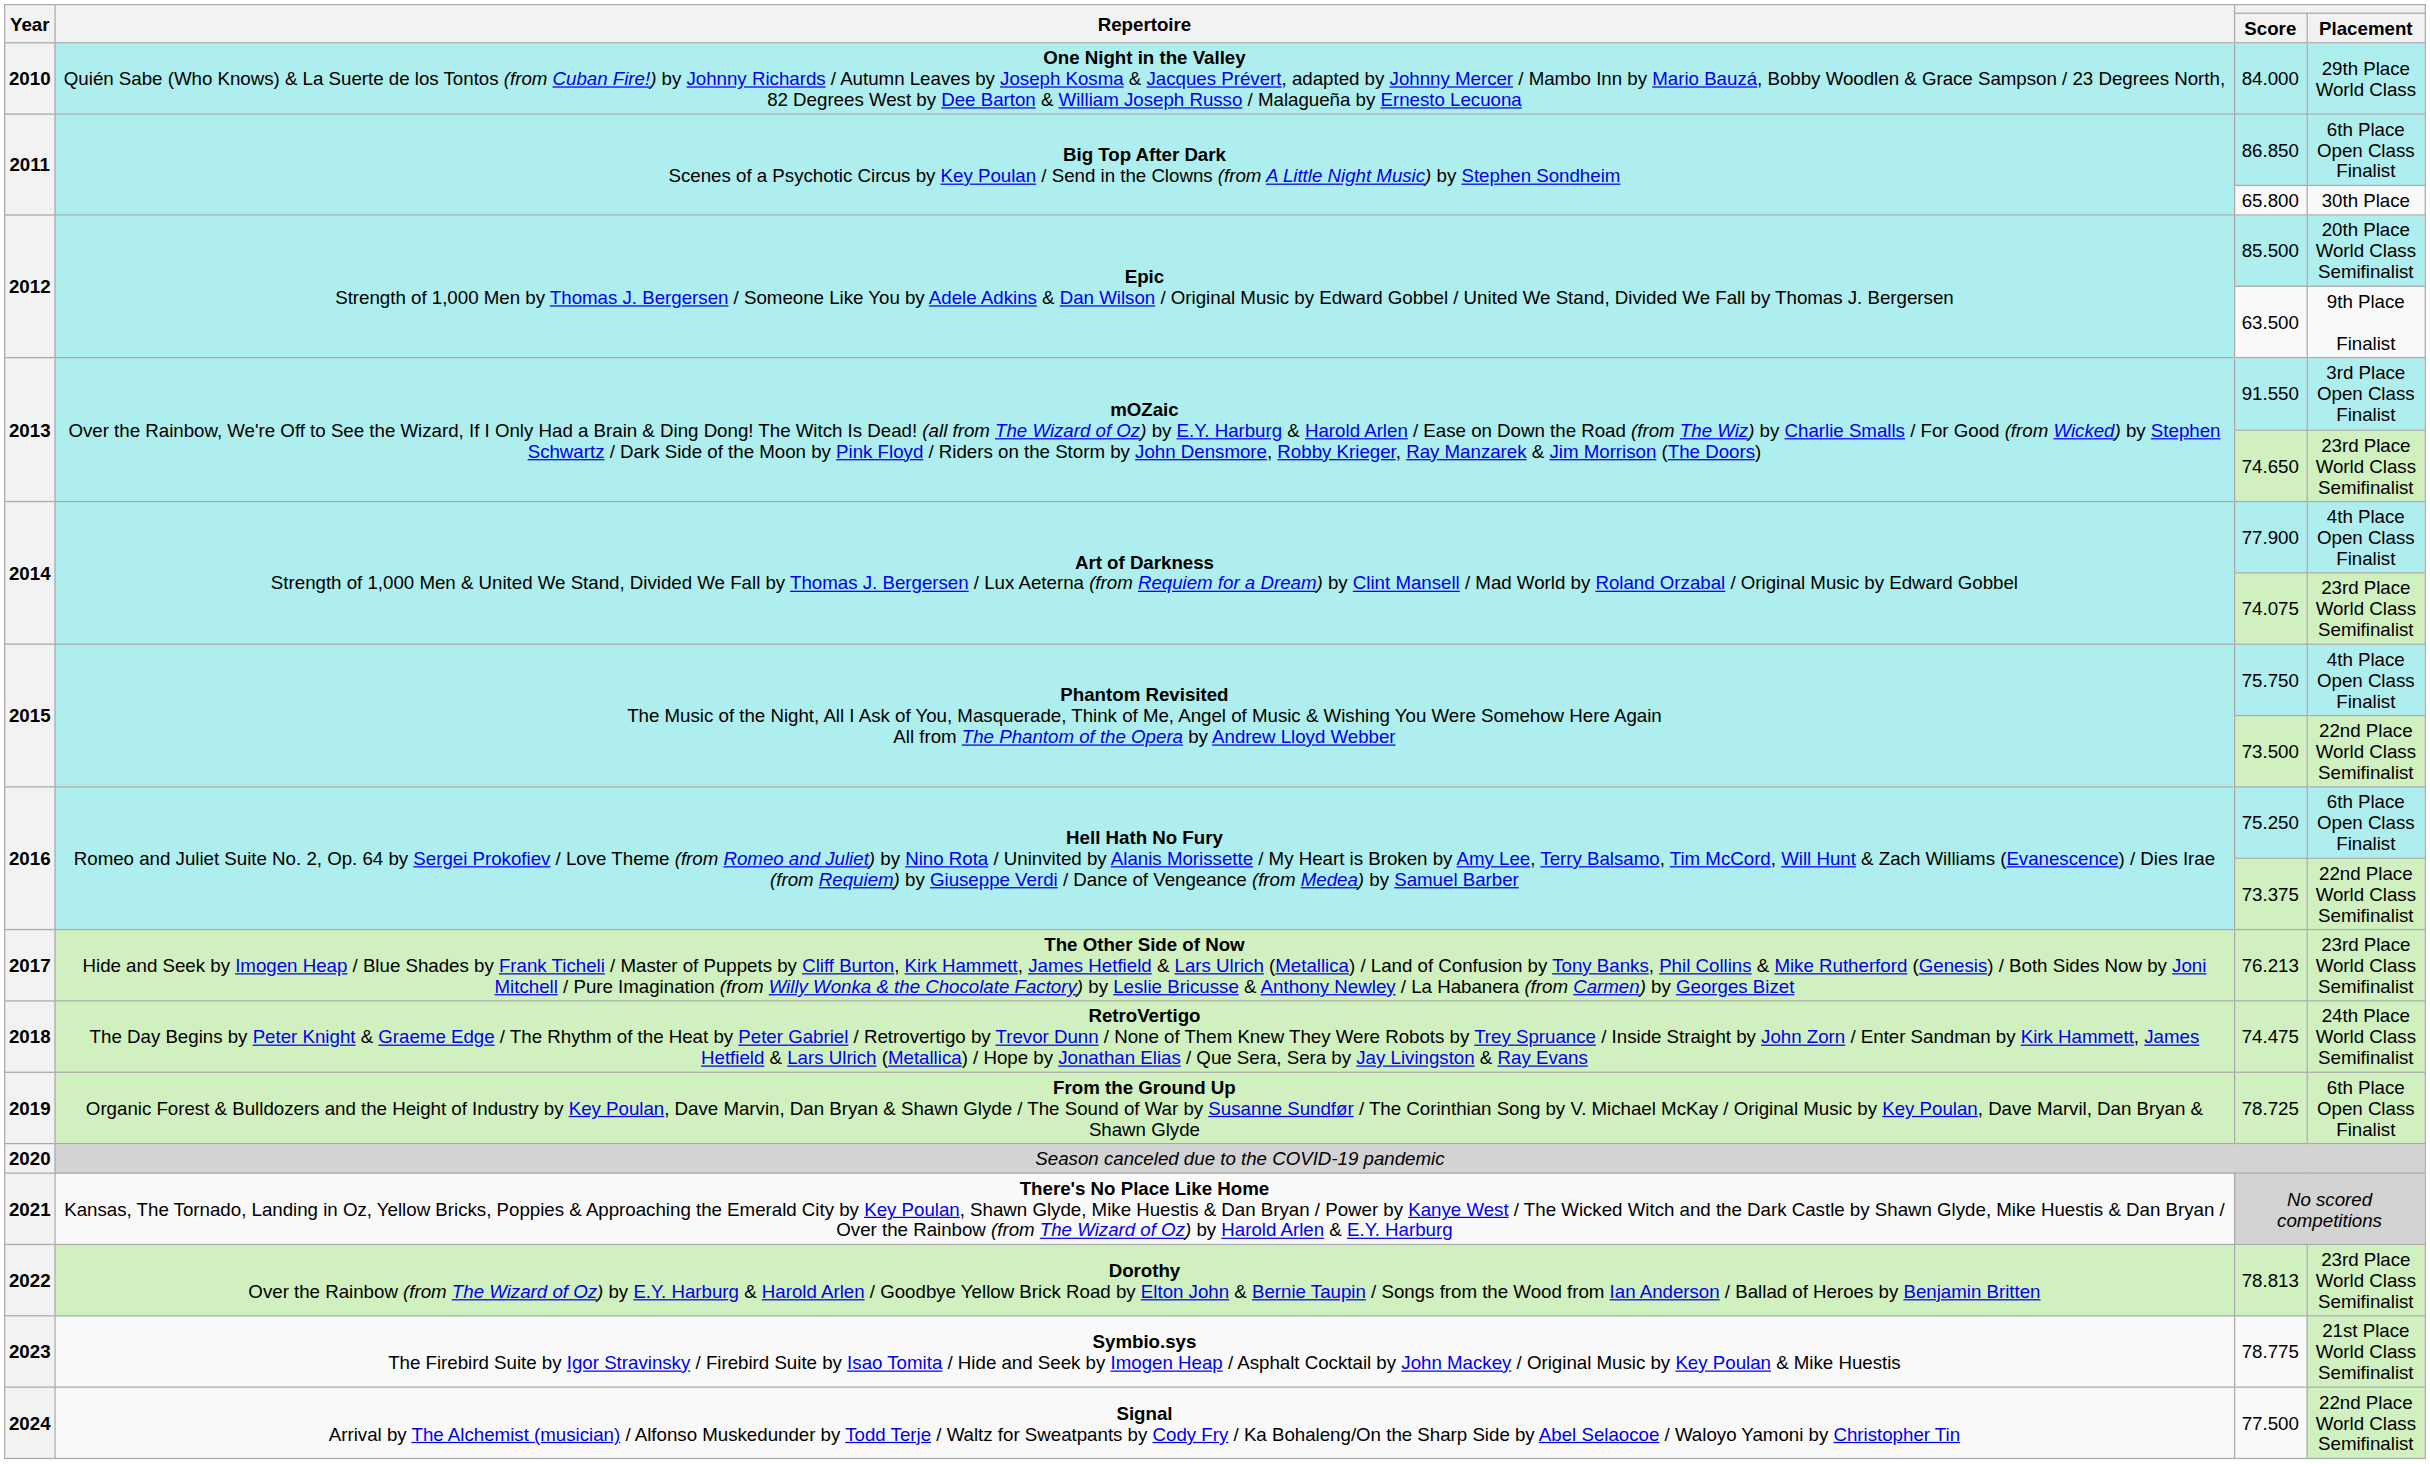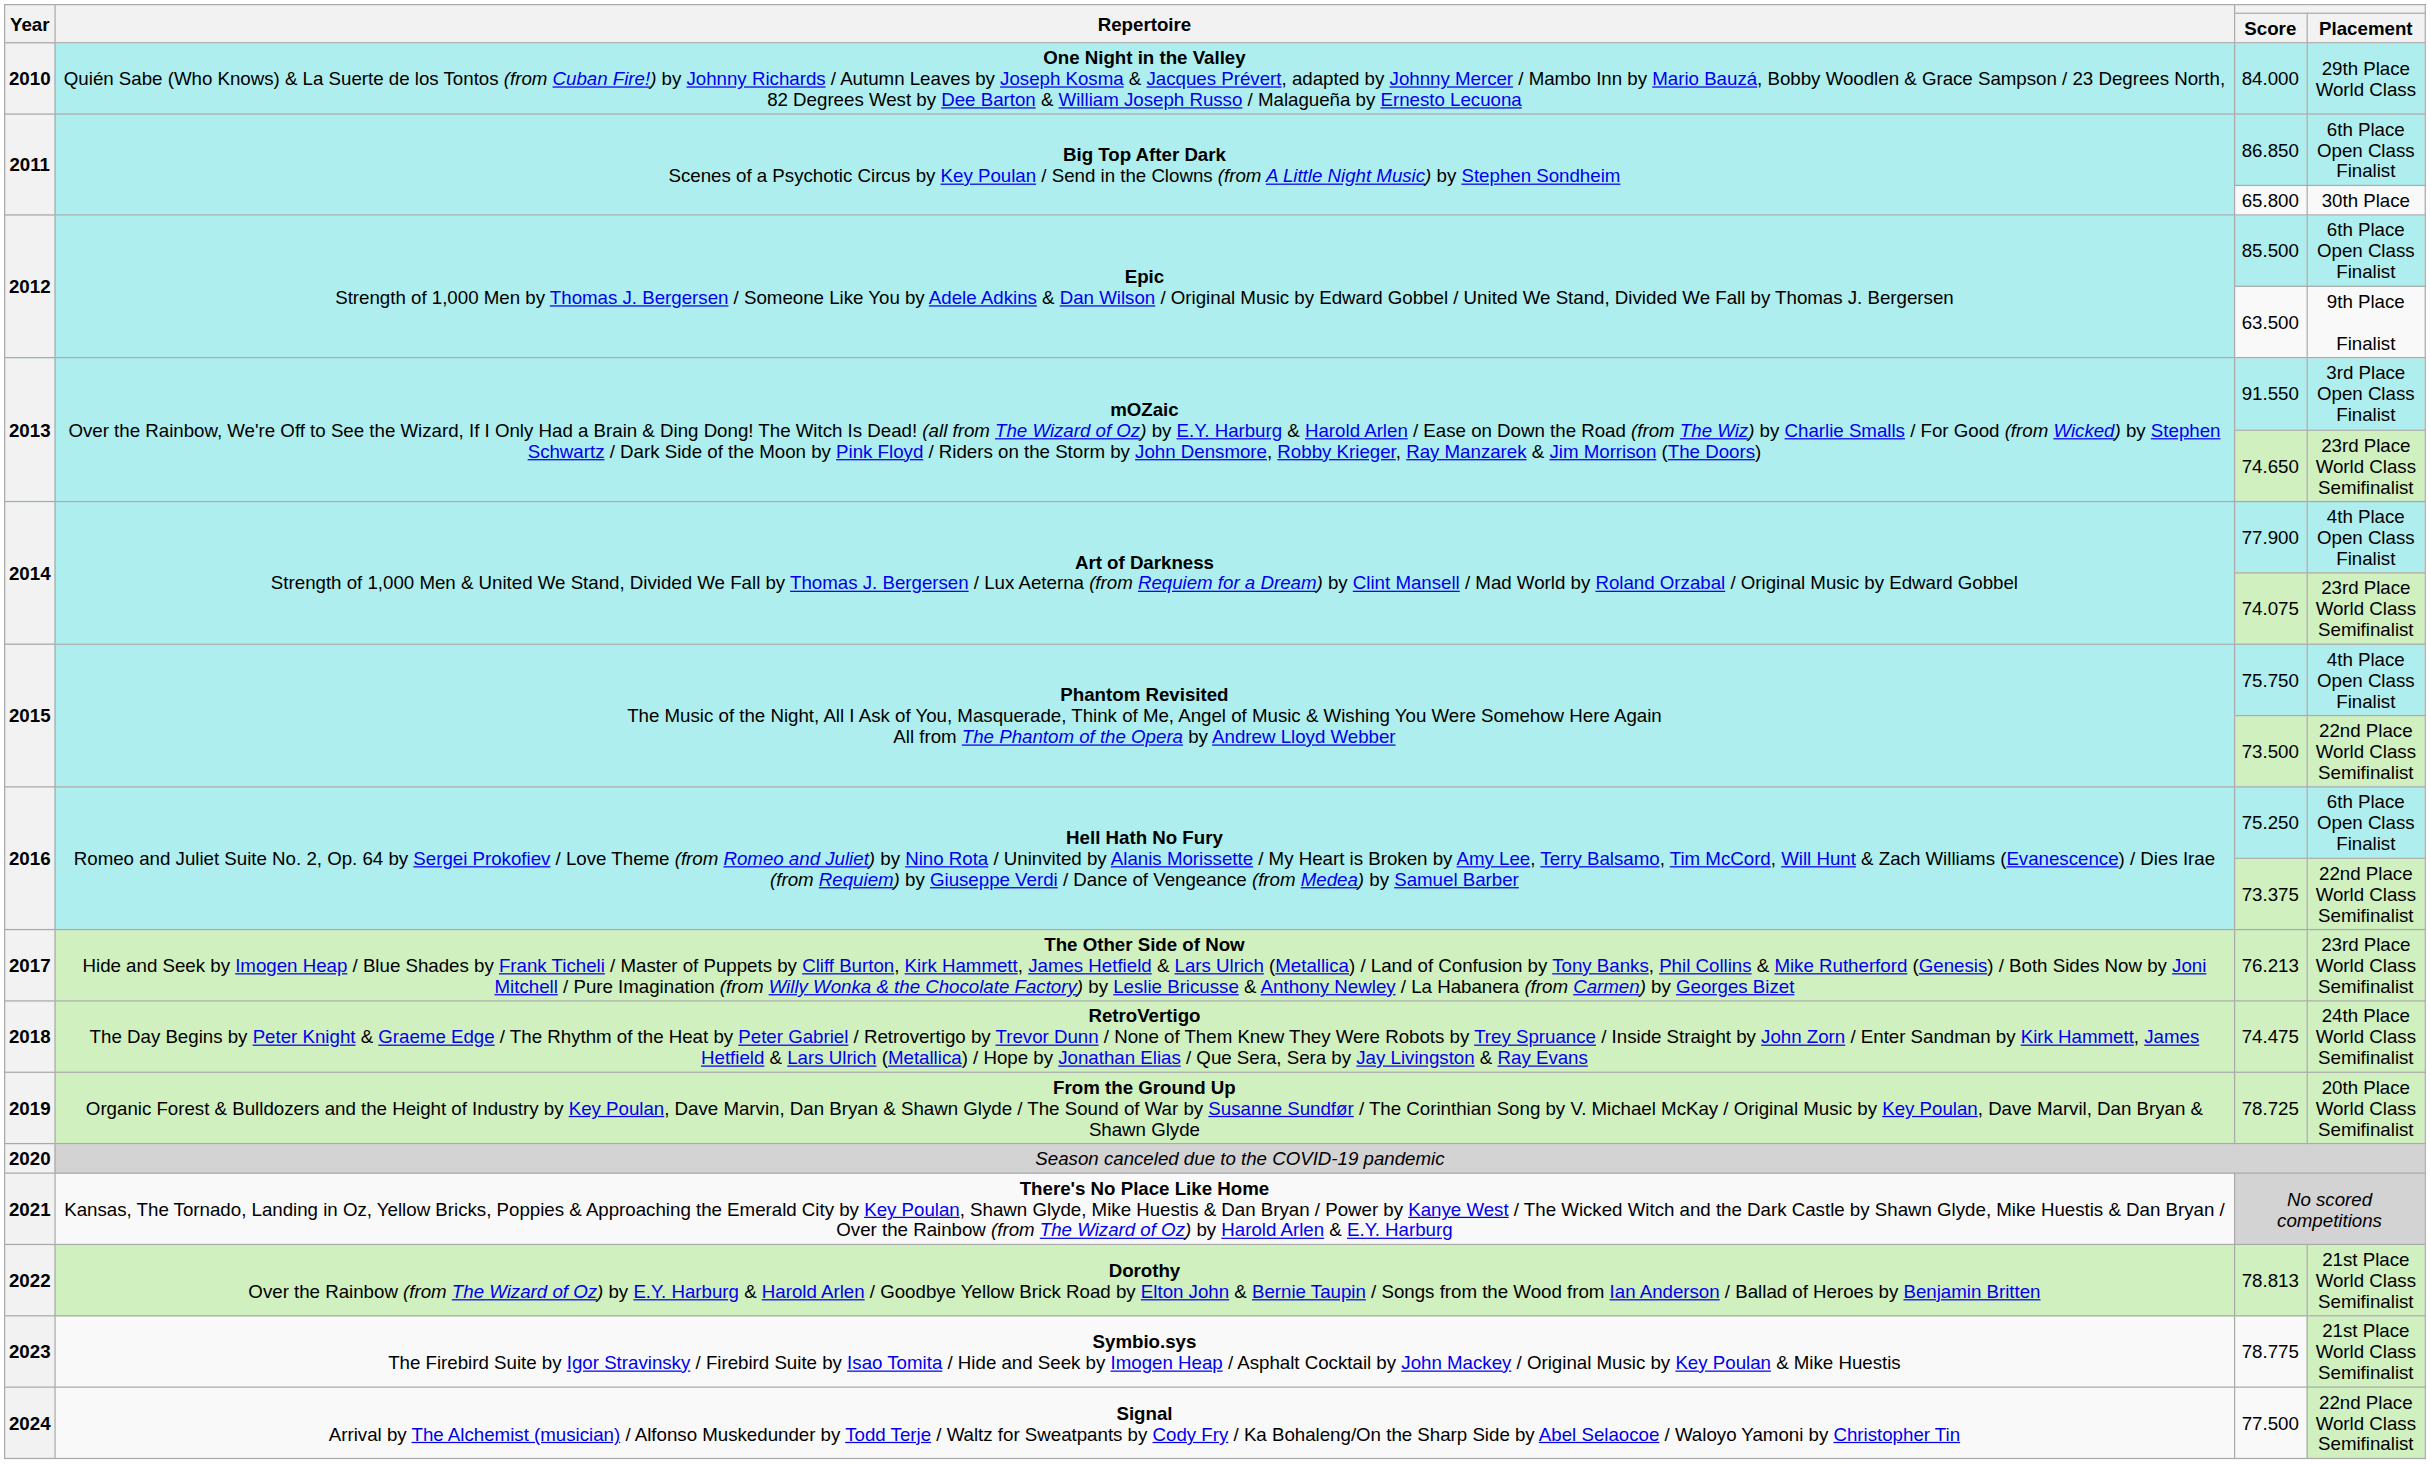(2366, 251) 20th Place World Class Semifinalist -> (2366, 251) 6th Place Open Class Finalist
(2366, 1108) 6th Place Open Class Finalist -> (2366, 1108) 20th Place World Class Semifinalist
(2366, 1281) 23rd Place World Class Semifinalist -> (2366, 1281) 21st Place World Class Semifinalist
